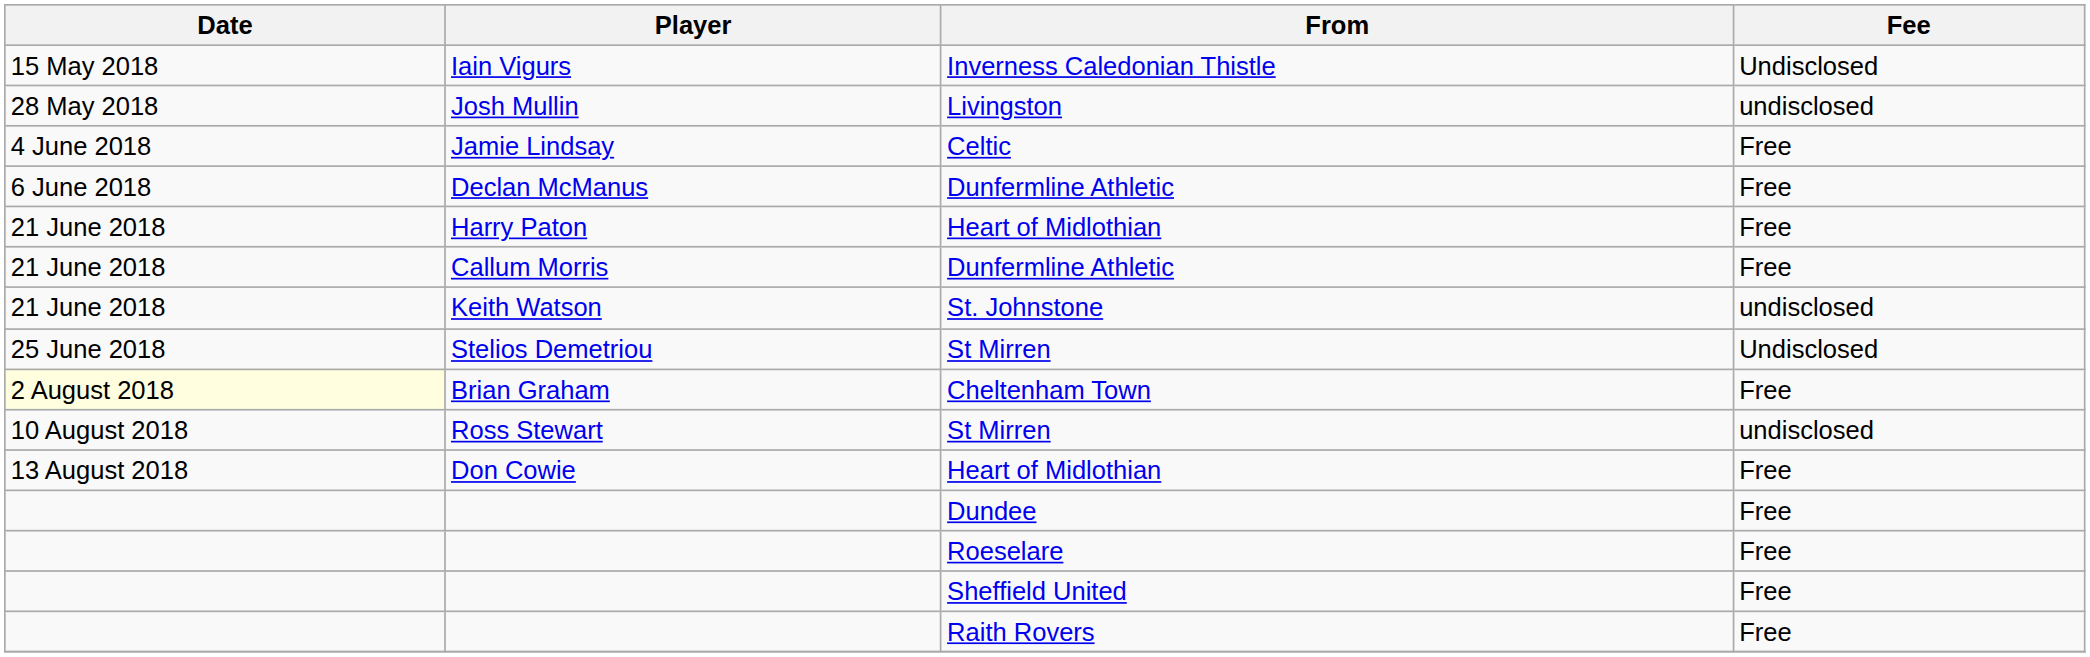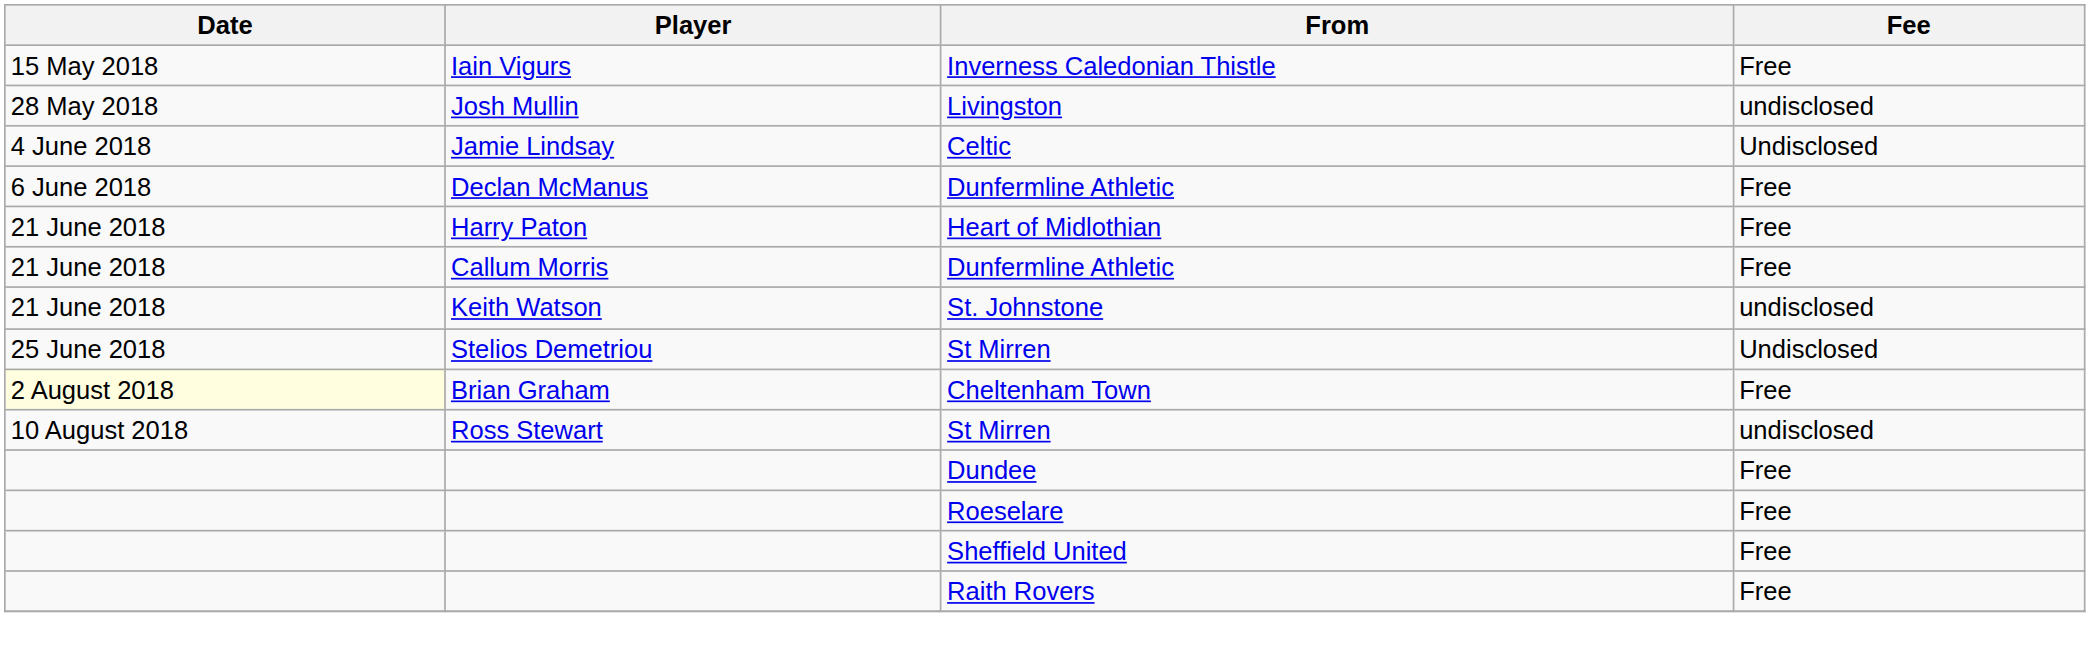(1809, 66) Undisclosed -> (1765, 66) Free
(1765, 147) Free -> (1809, 147) Undisclosed
- row: (513, 470)
